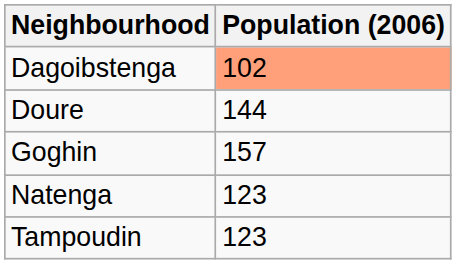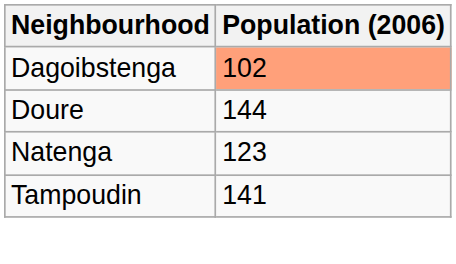- row: (54, 152)
(244, 237) 123 -> (244, 195) 141
